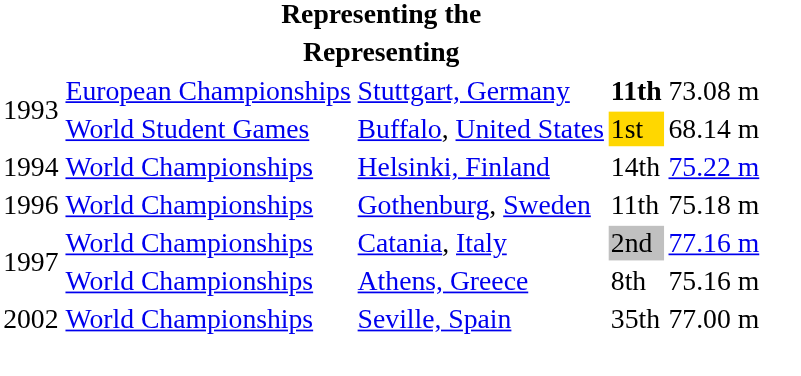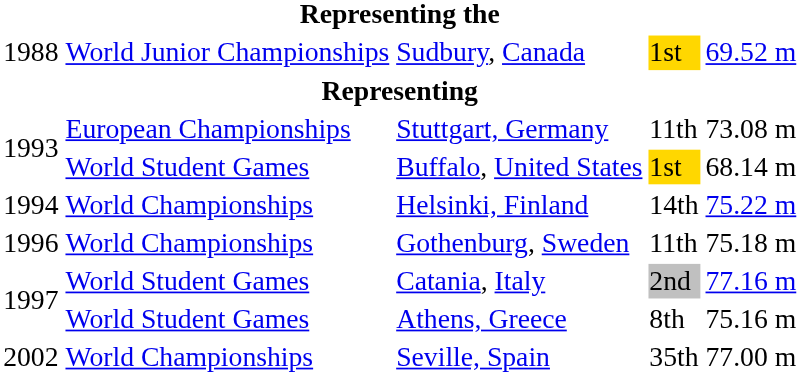+ row: (491, 52)
(636, 90) bold -> (673, 128) normal
(189, 242) World Championships -> (187, 280) World Student Games
(189, 280) World Championships -> (187, 318) World Student Games
